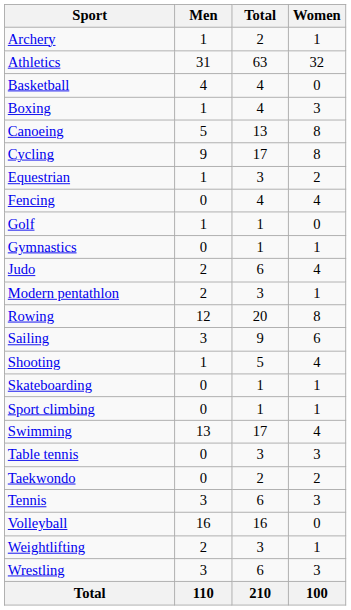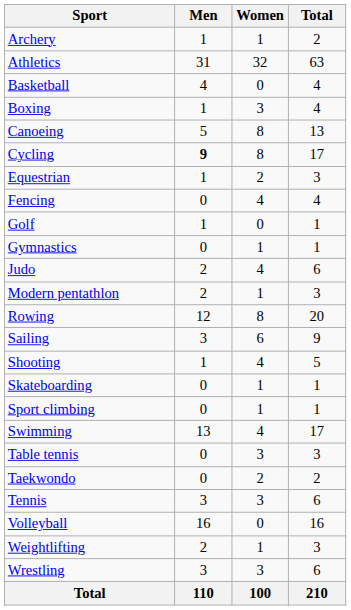columns swapped: (317, 16) <-> (260, 16)
(203, 154) normal -> (203, 154) bold
